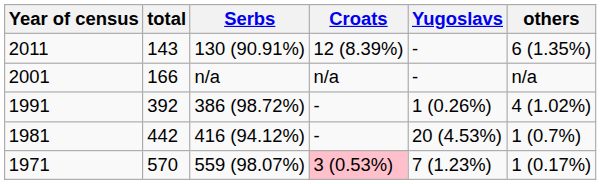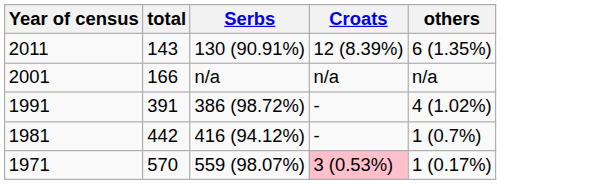- column: (457, 19)
(163, 106) 392 -> (163, 106) 391
